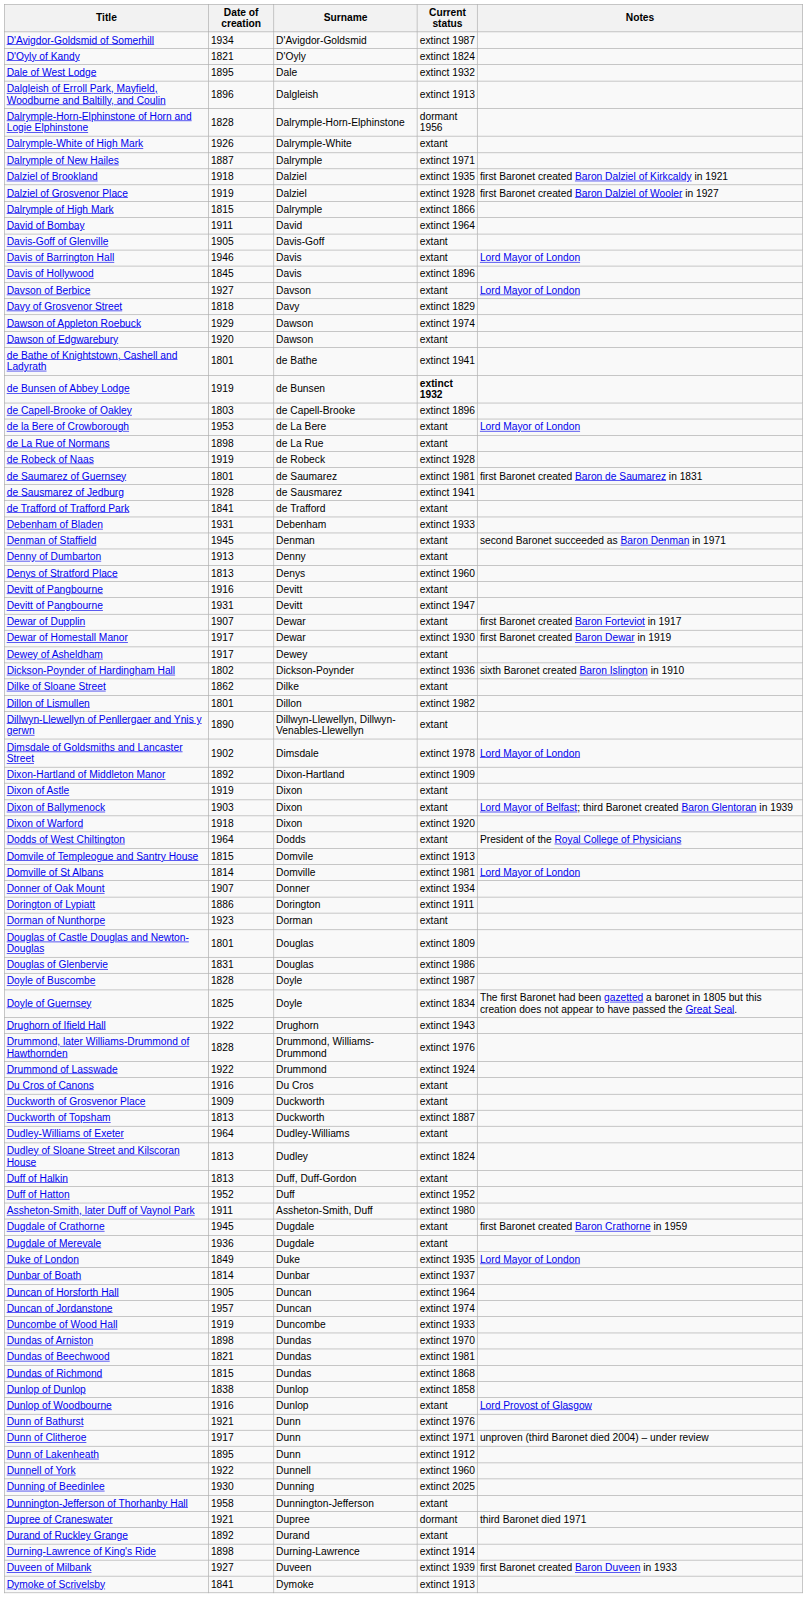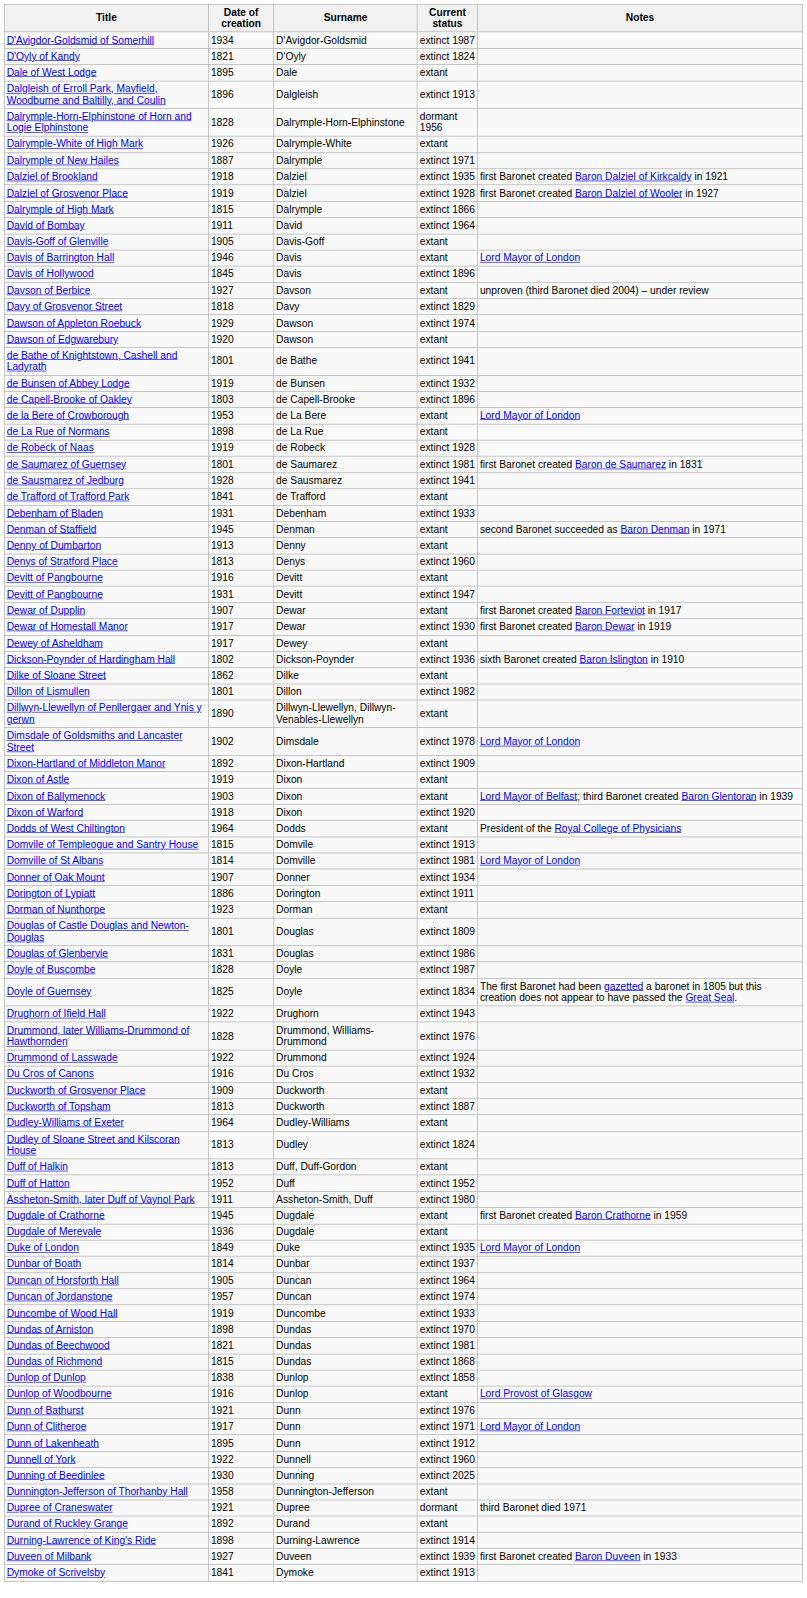(447, 72) extinct 1932 -> (434, 72) extant
(530, 290) Lord Mayor of London -> (594, 290) unproven (third Baronet died 2004) – under review
(436, 389) bold -> (447, 383) normal
(434, 1085) extant -> (447, 1074) extinct 1932
(594, 1438) unproven (third Baronet died 2004) – under review -> (530, 1427) Lord Mayor of London
